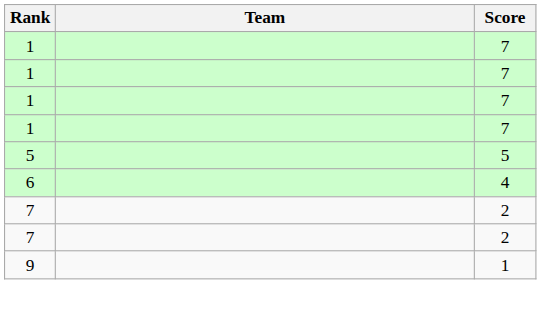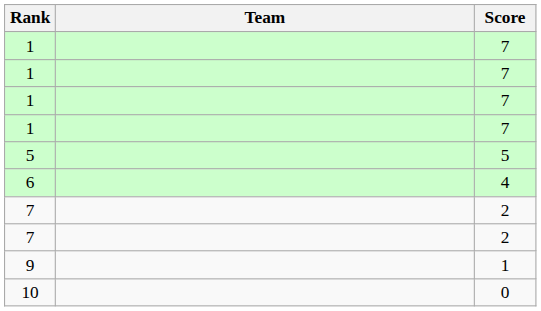+ row: (30, 292)
